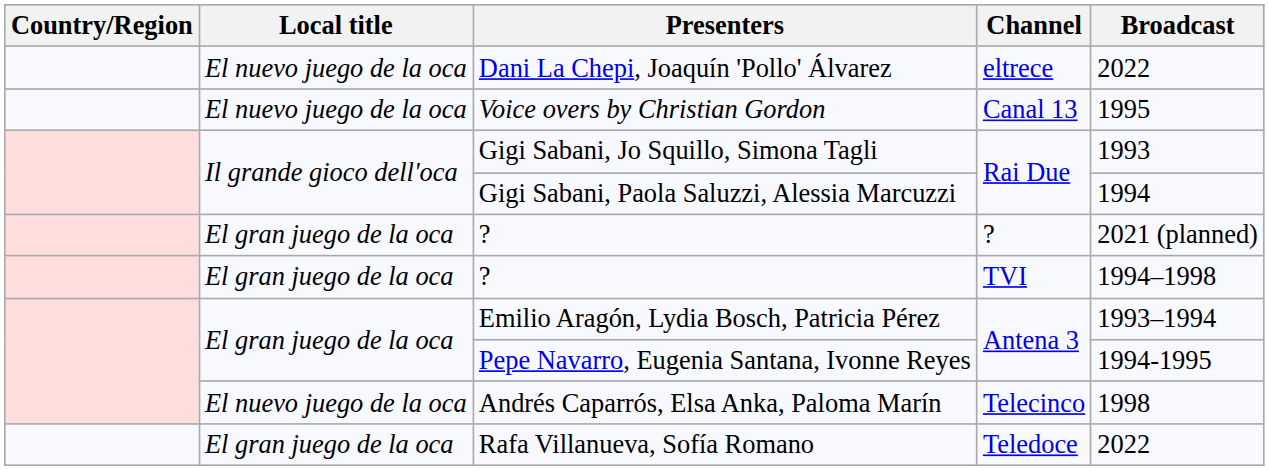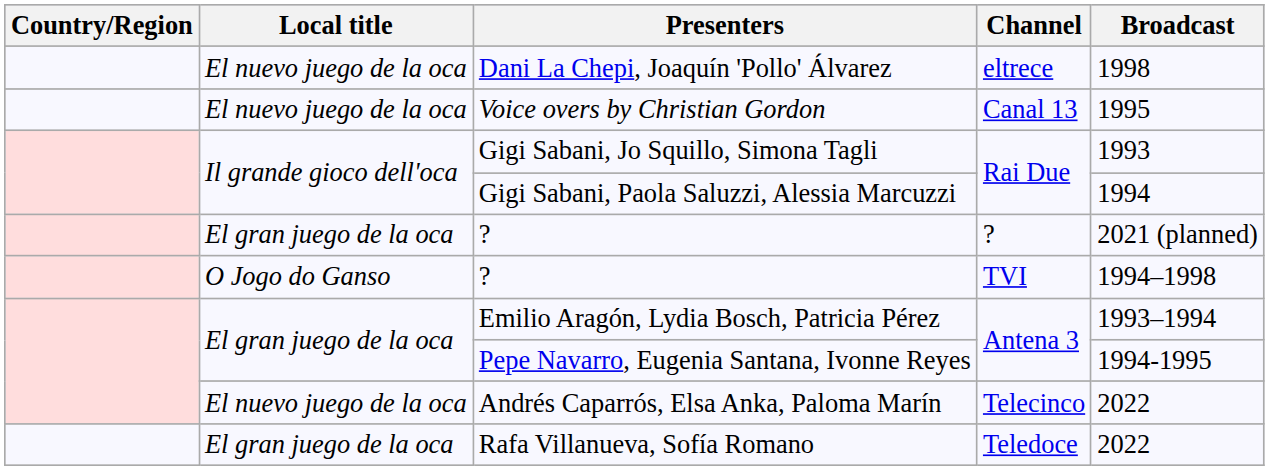(1124, 67) 2022 -> (1124, 67) 1998
(329, 276) El gran juego de la oca -> (298, 276) O Jogo do Ganso
(1124, 402) 1998 -> (1124, 402) 2022
